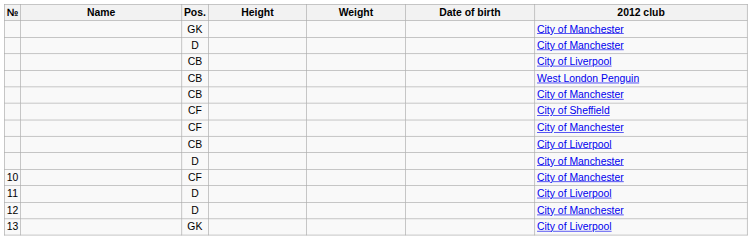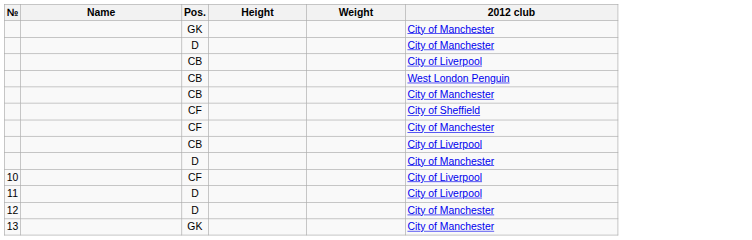- column: (470, 12)
(580, 177) City of Manchester -> (445, 177) City of Liverpool
(574, 227) City of Liverpool -> (451, 227) City of Manchester
